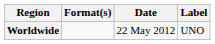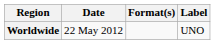columns swapped: (146, 13) <-> (88, 13)
